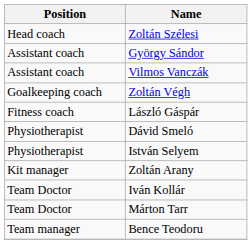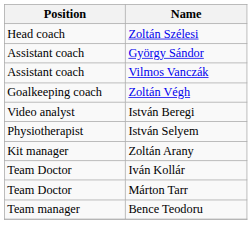- row: (164, 111)
+ row: (161, 111)
- row: (161, 131)
